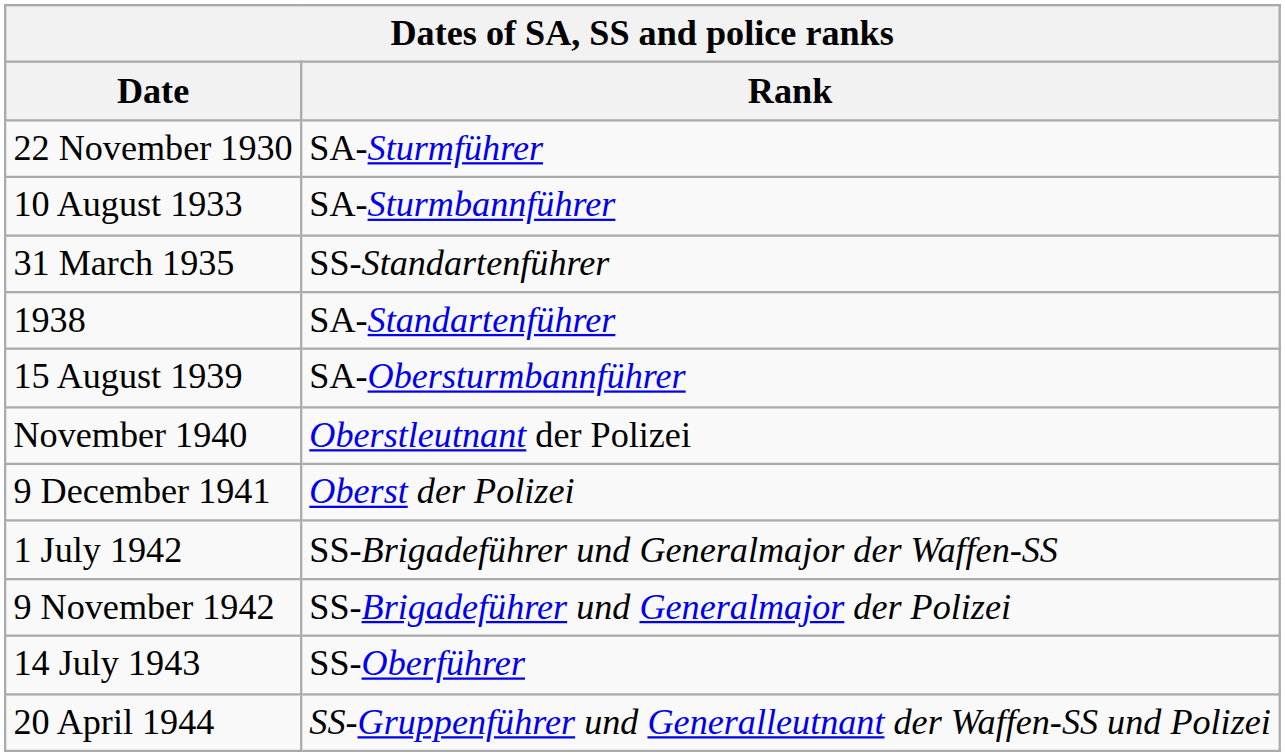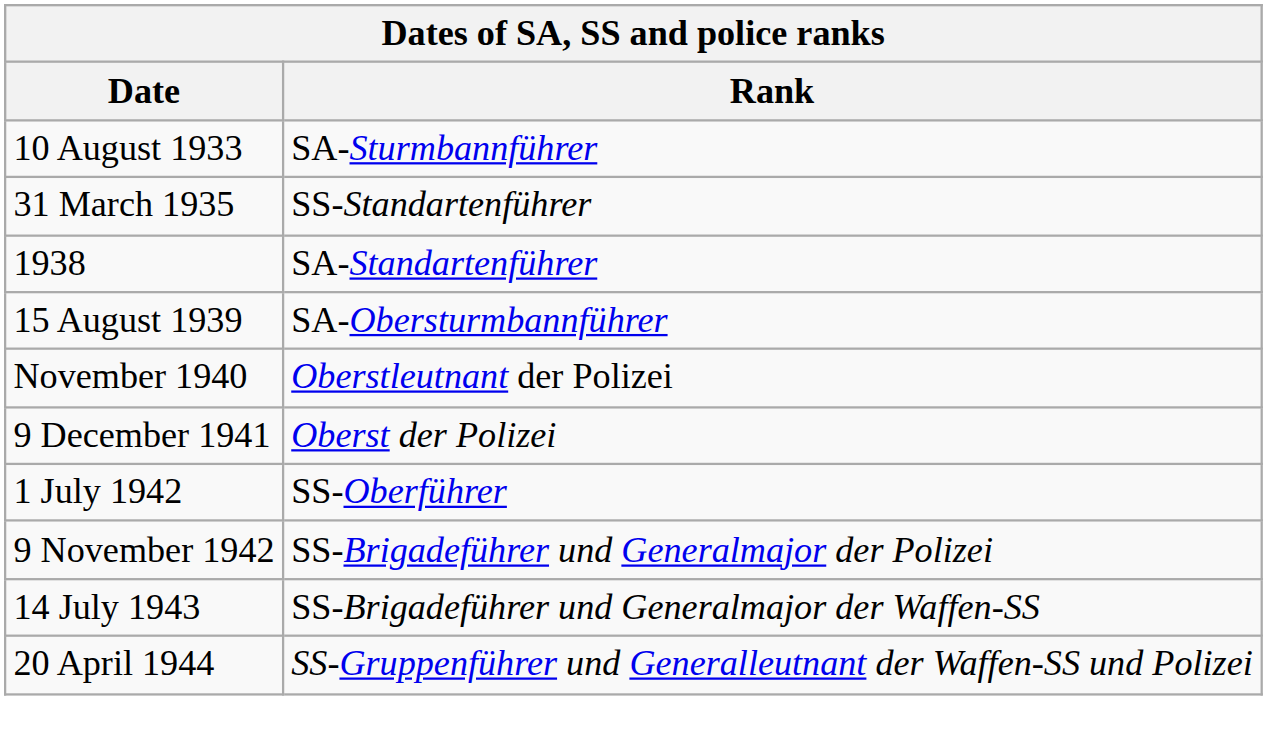- row: (153, 147)
(684, 549) SS-Brigadeführer und Generalmajor der Waffen-SS -> (399, 491) SS-Oberführer
(417, 663) SS-Oberführer -> (666, 606) SS-Brigadeführer und Generalmajor der Waffen-SS
